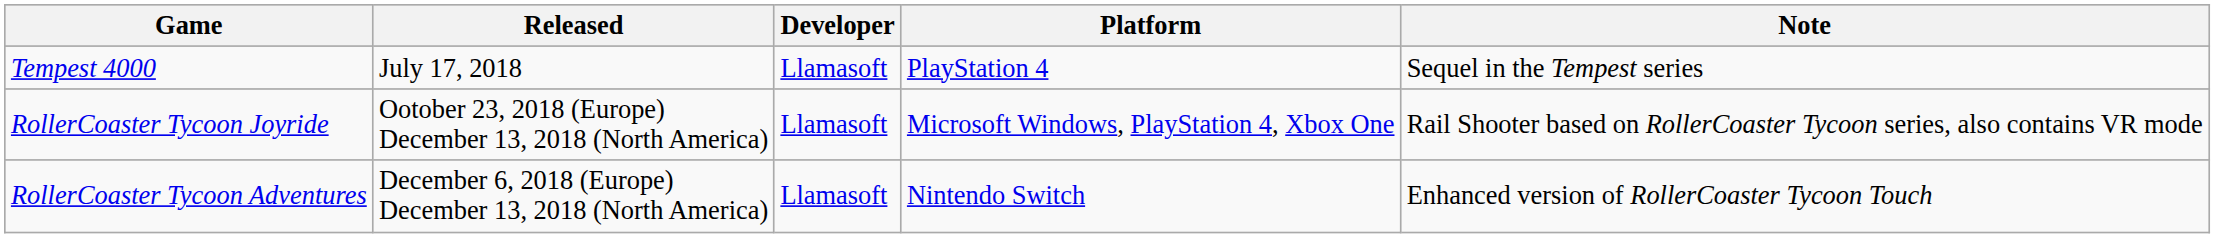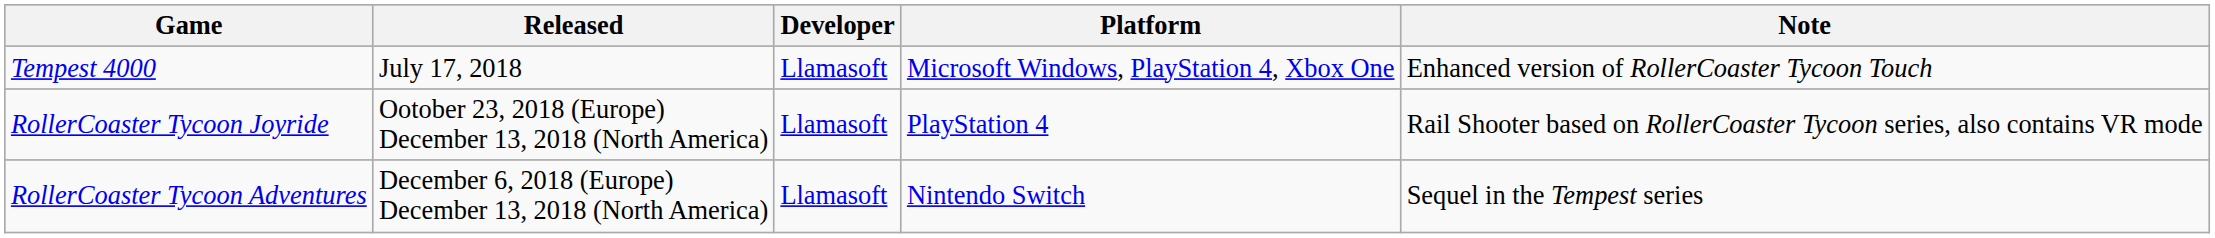(978, 67) PlayStation 4 -> (1151, 67) Microsoft Windows, PlayStation 4, Xbox One
(1555, 67) Sequel in the Tempest series -> (1670, 67) Enhanced version of RollerCoaster Tycoon Touch
(1151, 124) Microsoft Windows, PlayStation 4, Xbox One -> (978, 124) PlayStation 4
(1670, 195) Enhanced version of RollerCoaster Tycoon Touch -> (1555, 195) Sequel in the Tempest series
